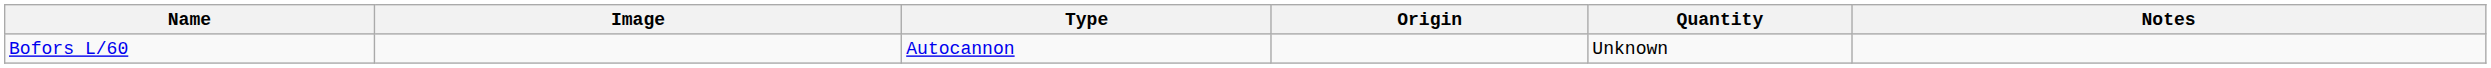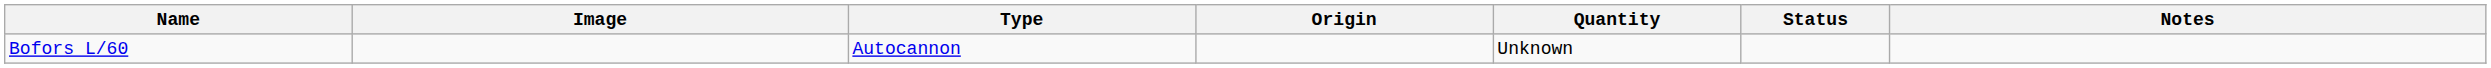+ column: (1815, 19)
